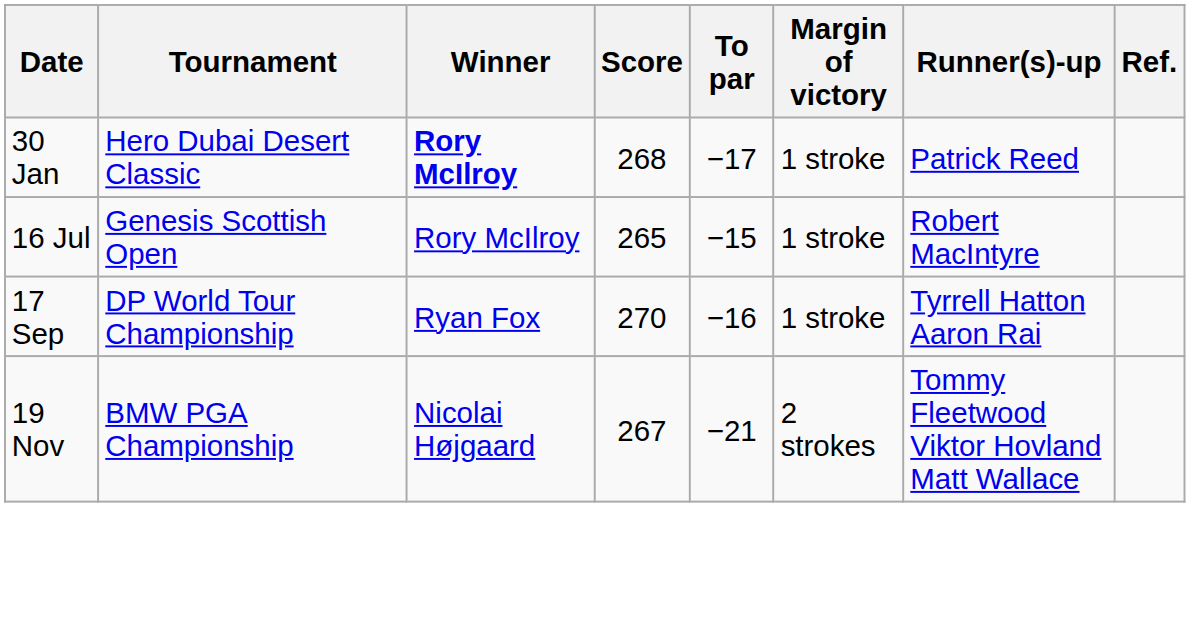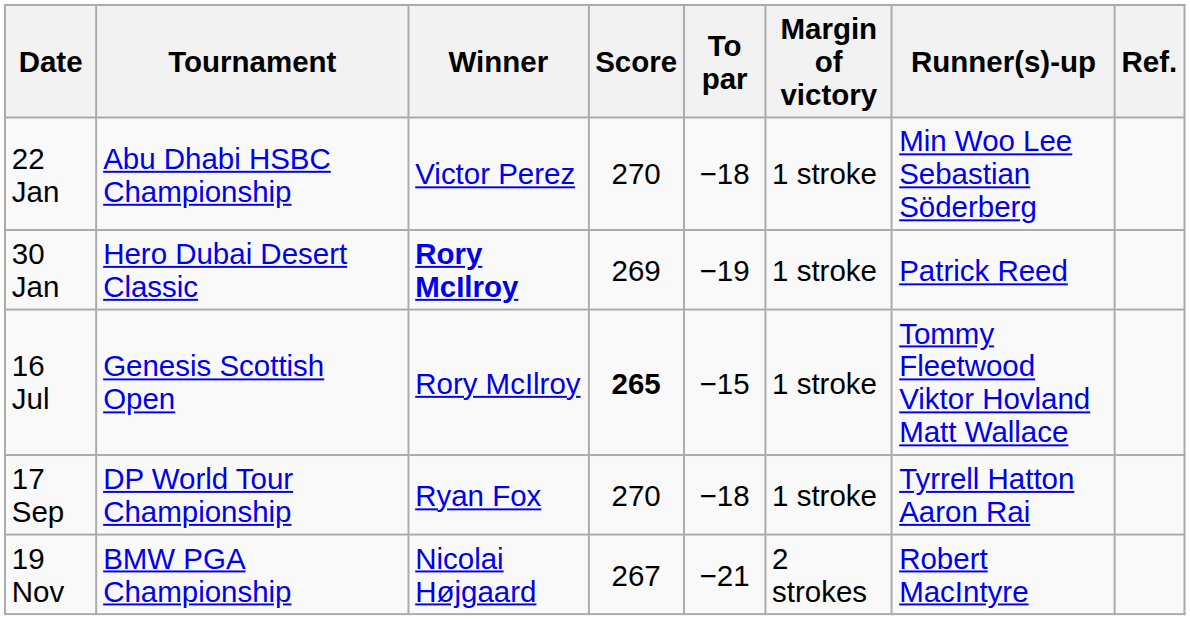+ row: (36, 174)
(642, 158) 268 -> (636, 270) 269
(732, 158) −17 -> (725, 270) −19
(642, 237) normal -> (636, 383) bold
(975, 237) Robert MacIntyre -> (995, 383) Tommy Fleetwood Viktor Hovland Matt Wallace
(732, 317) −16 -> (725, 496) −18
(1006, 430) Tommy Fleetwood Viktor Hovland Matt Wallace -> (964, 575) Robert MacIntyre
